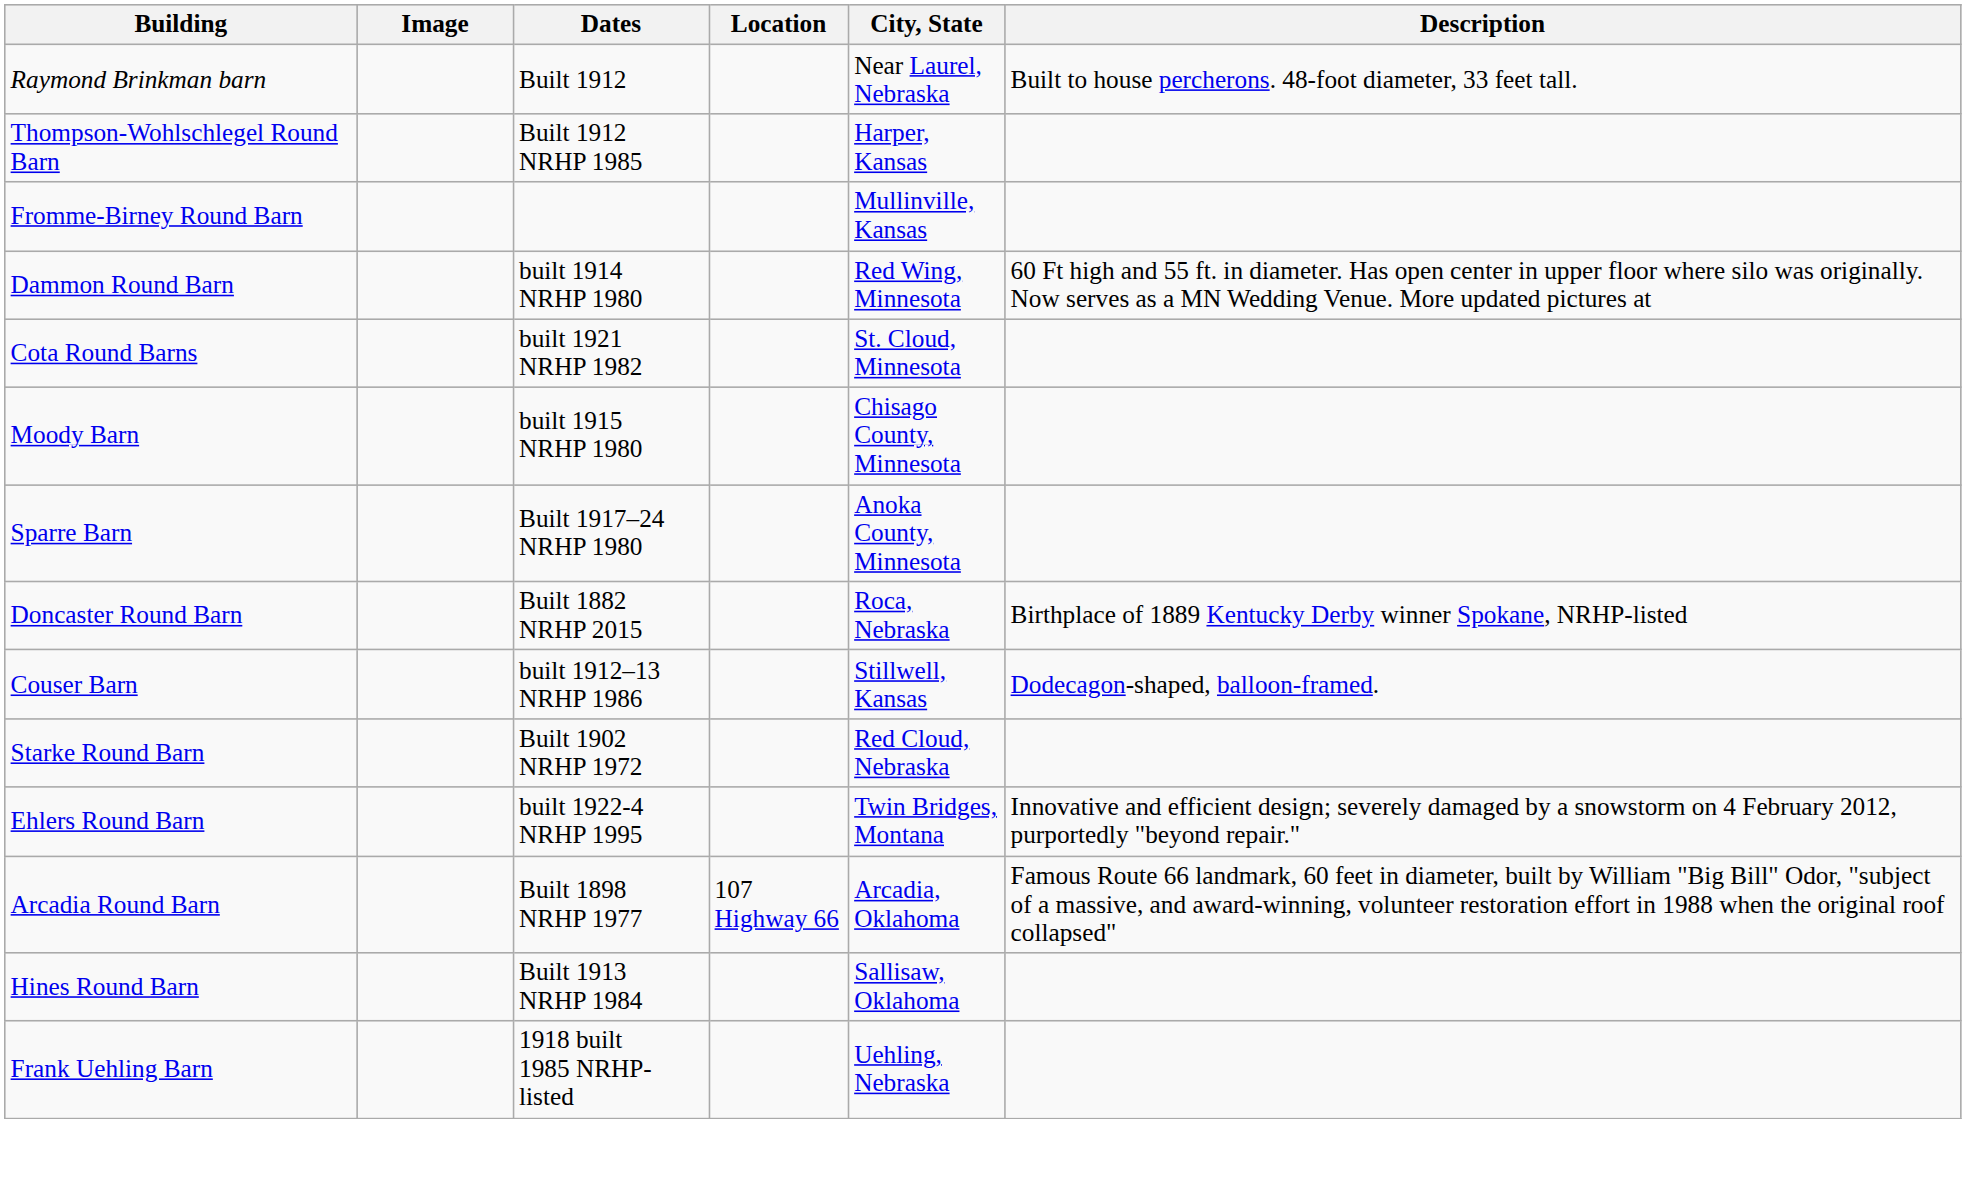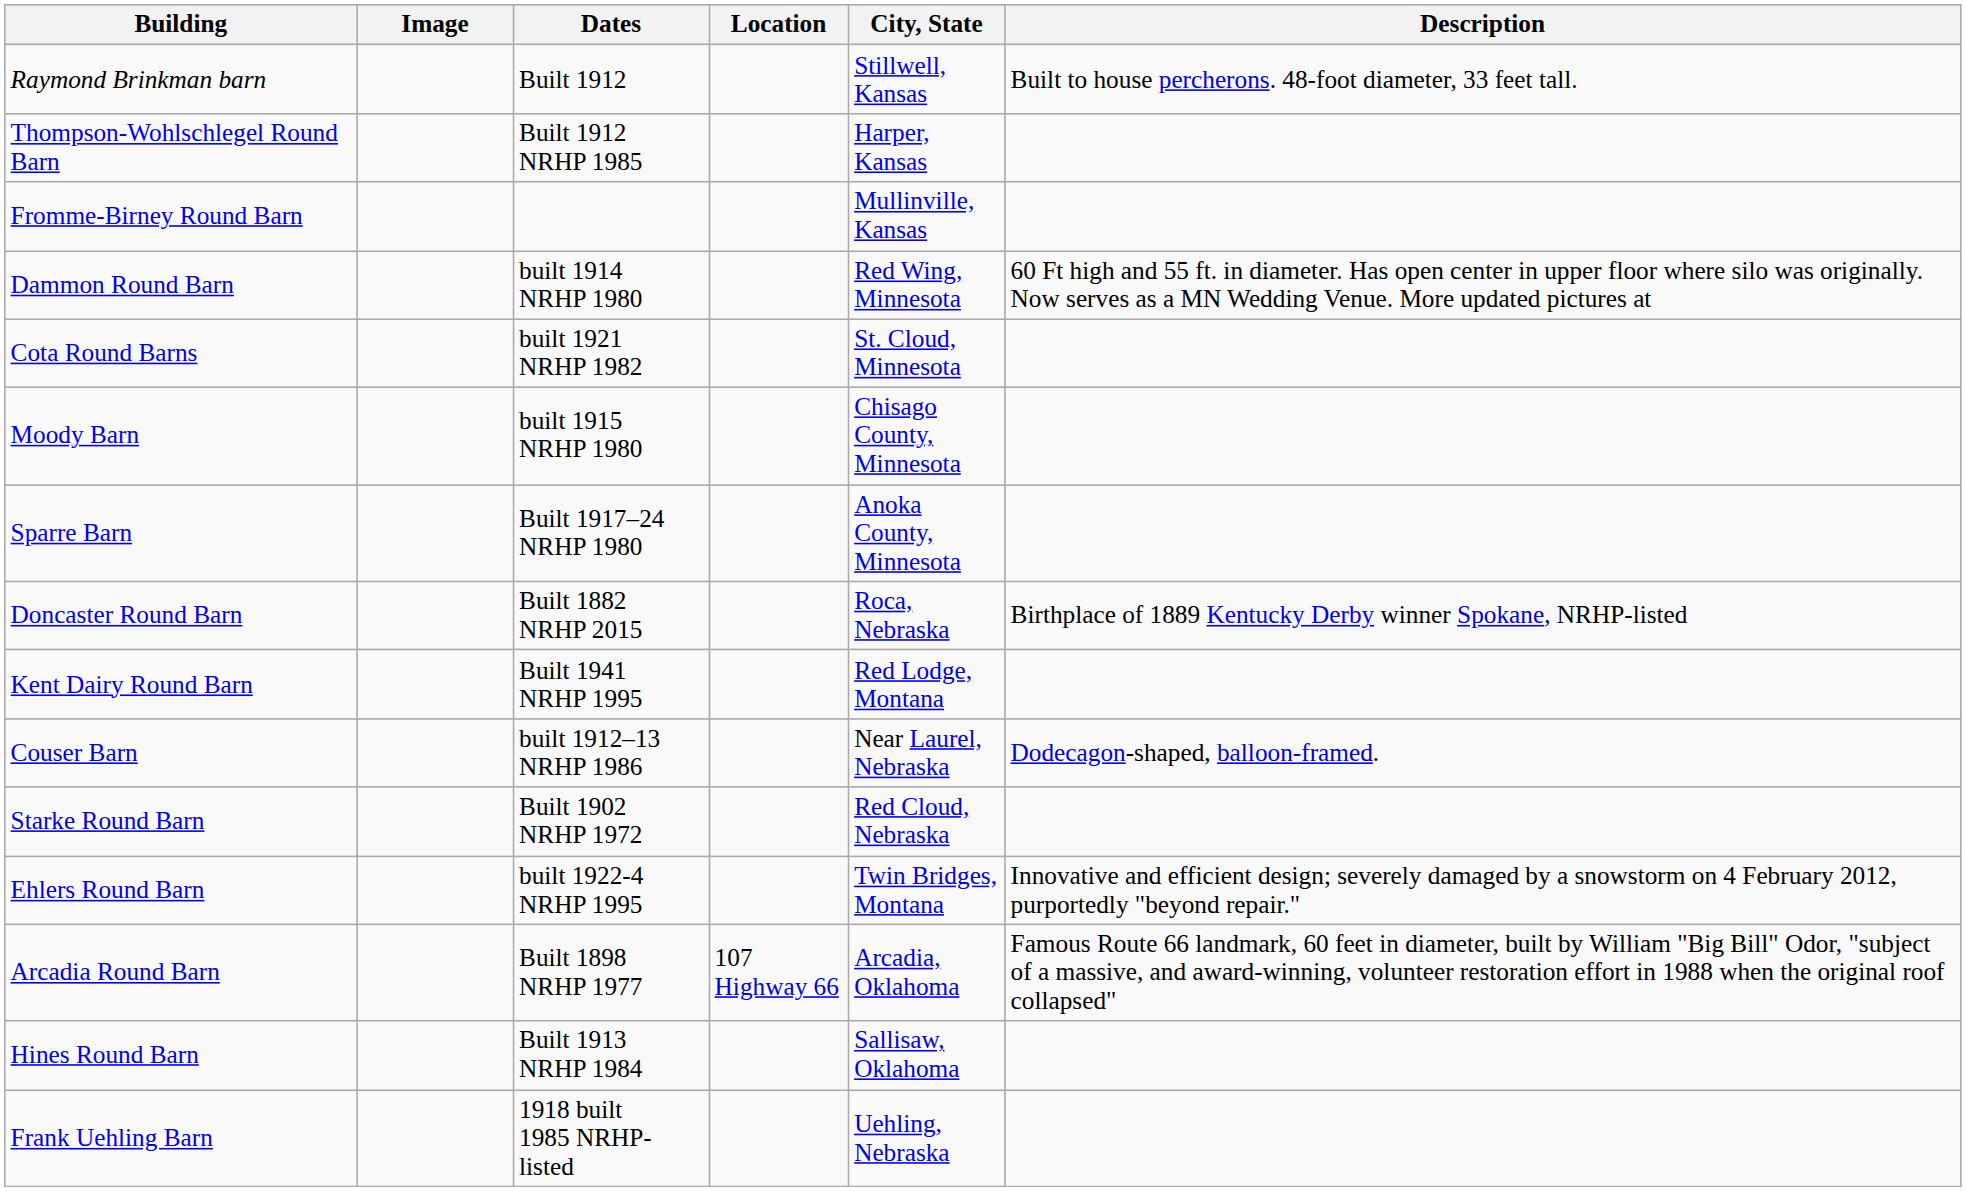(918, 78) Near Laurel, Nebraska -> (900, 78) Stillwell, Kansas
+ row: (132, 683)
(900, 683) Stillwell, Kansas -> (918, 752) Near Laurel, Nebraska
